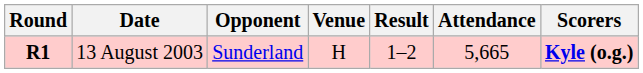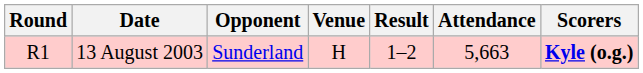(38, 52) bold -> (38, 52) normal
(487, 52) 5,665 -> (487, 52) 5,663
